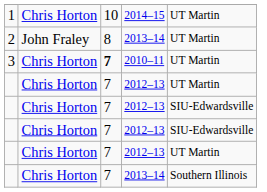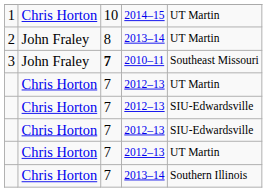(59, 61) Chris Horton -> (55, 61) John Fraley
(195, 61) UT Martin -> (214, 61) Southeast Missouri
